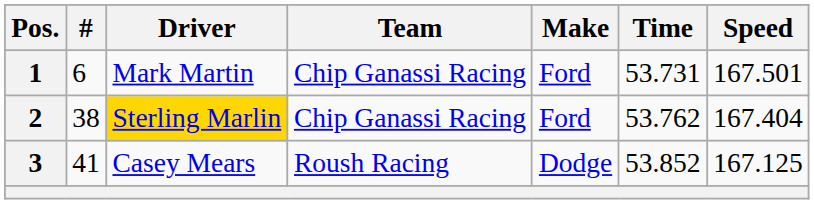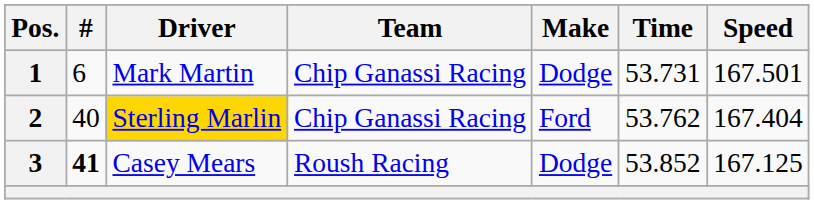(565, 72) Ford -> (576, 72) Dodge
(86, 118) 38 -> (86, 118) 40
(86, 163) normal -> (86, 163) bold
